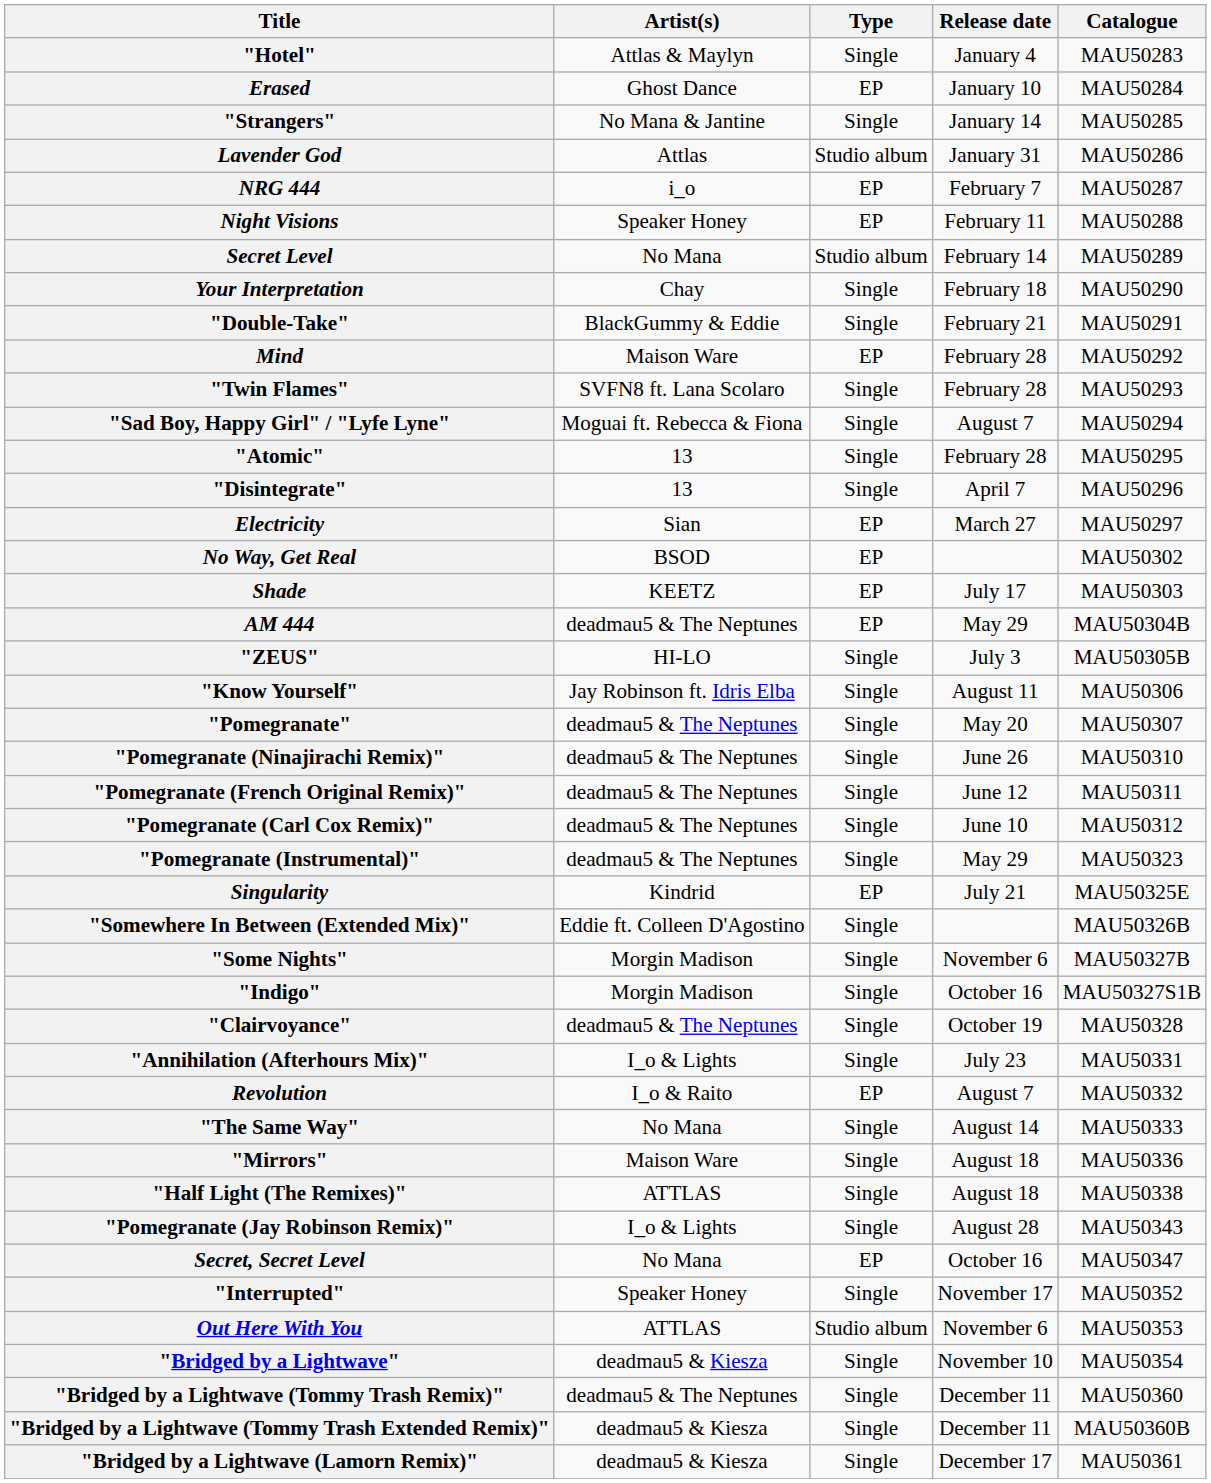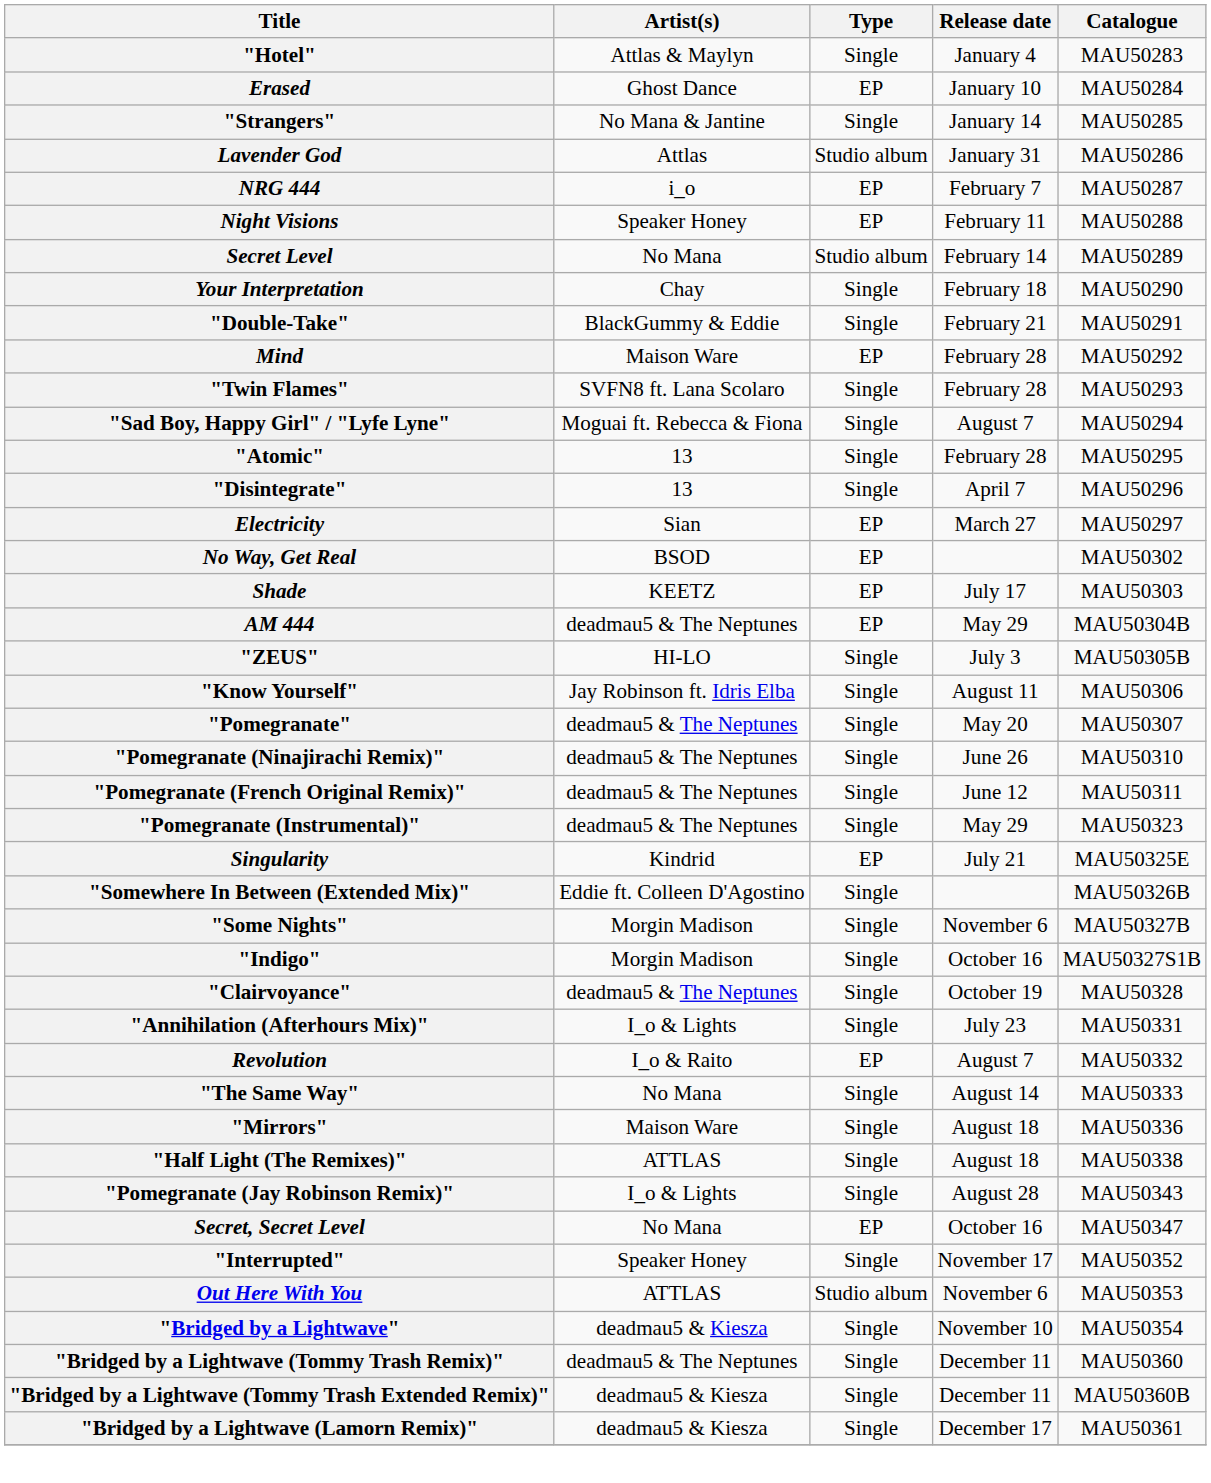- row: (279, 825)
